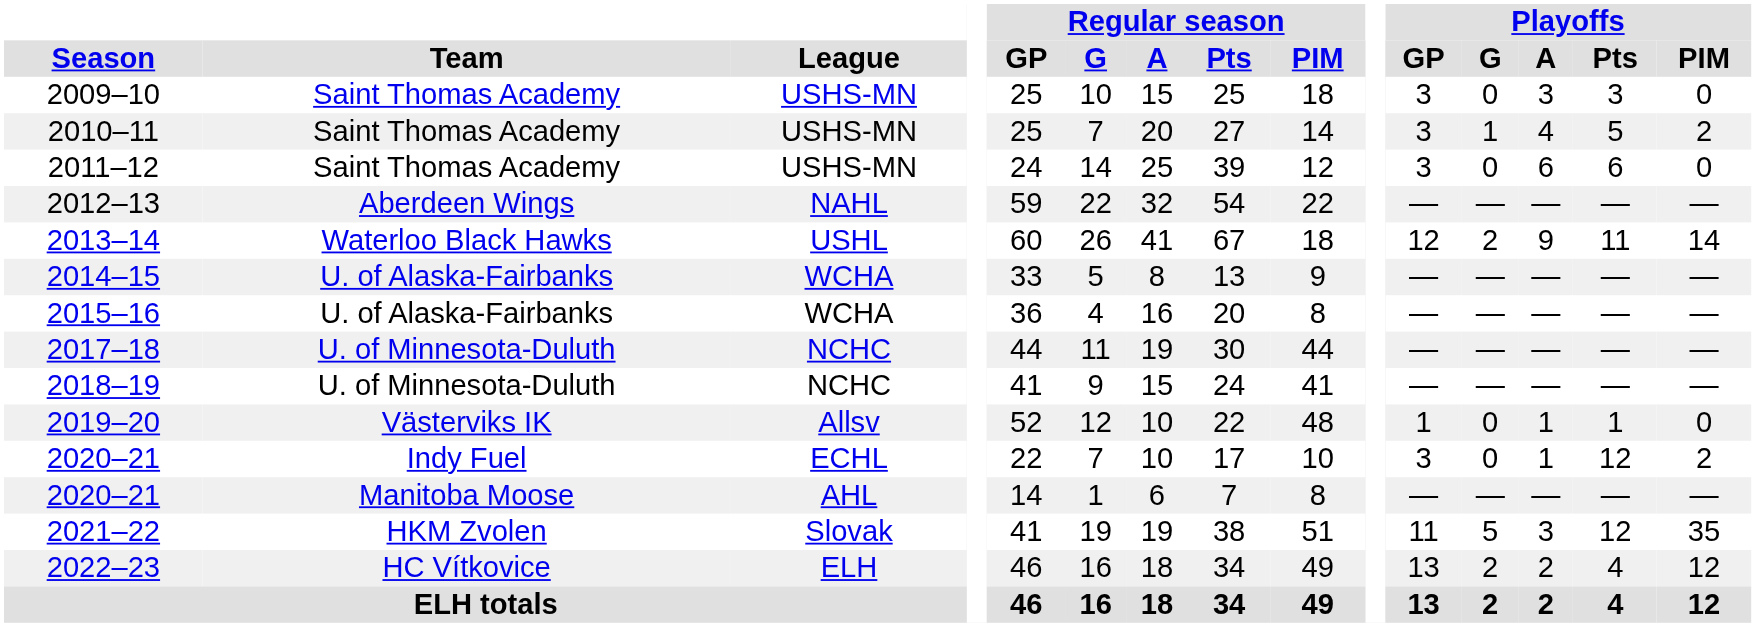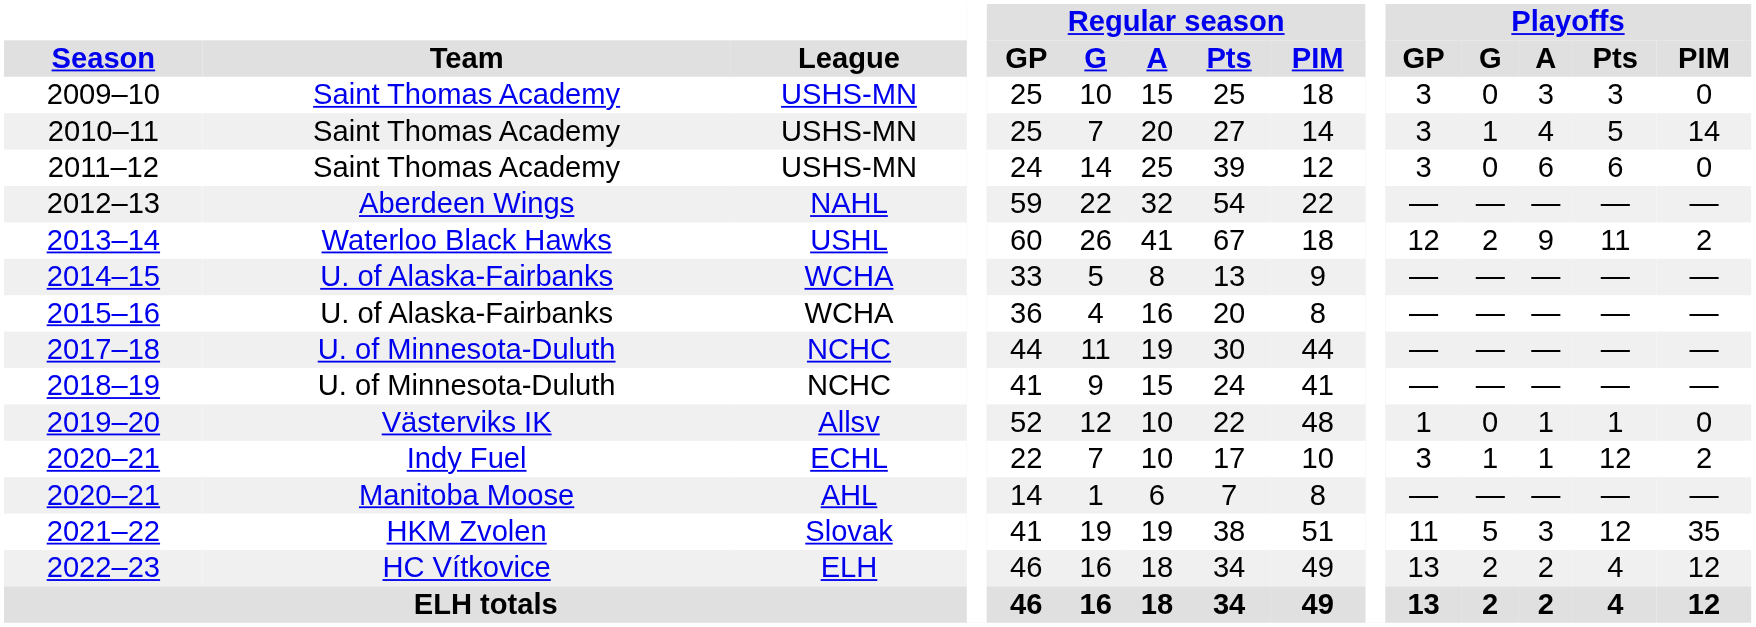(1704, 130) 2 -> (1704, 130) 14
(1704, 240) 14 -> (1704, 240) 2
(1490, 458) 0 -> (1490, 458) 1
